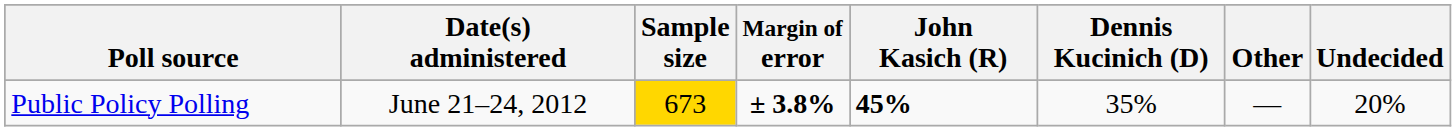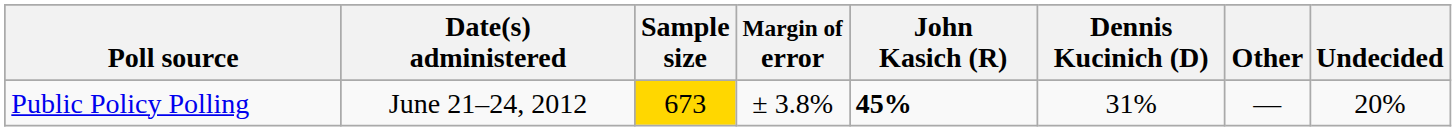(793, 102) bold -> (793, 102) normal
(1131, 102) 35% -> (1131, 102) 31%
